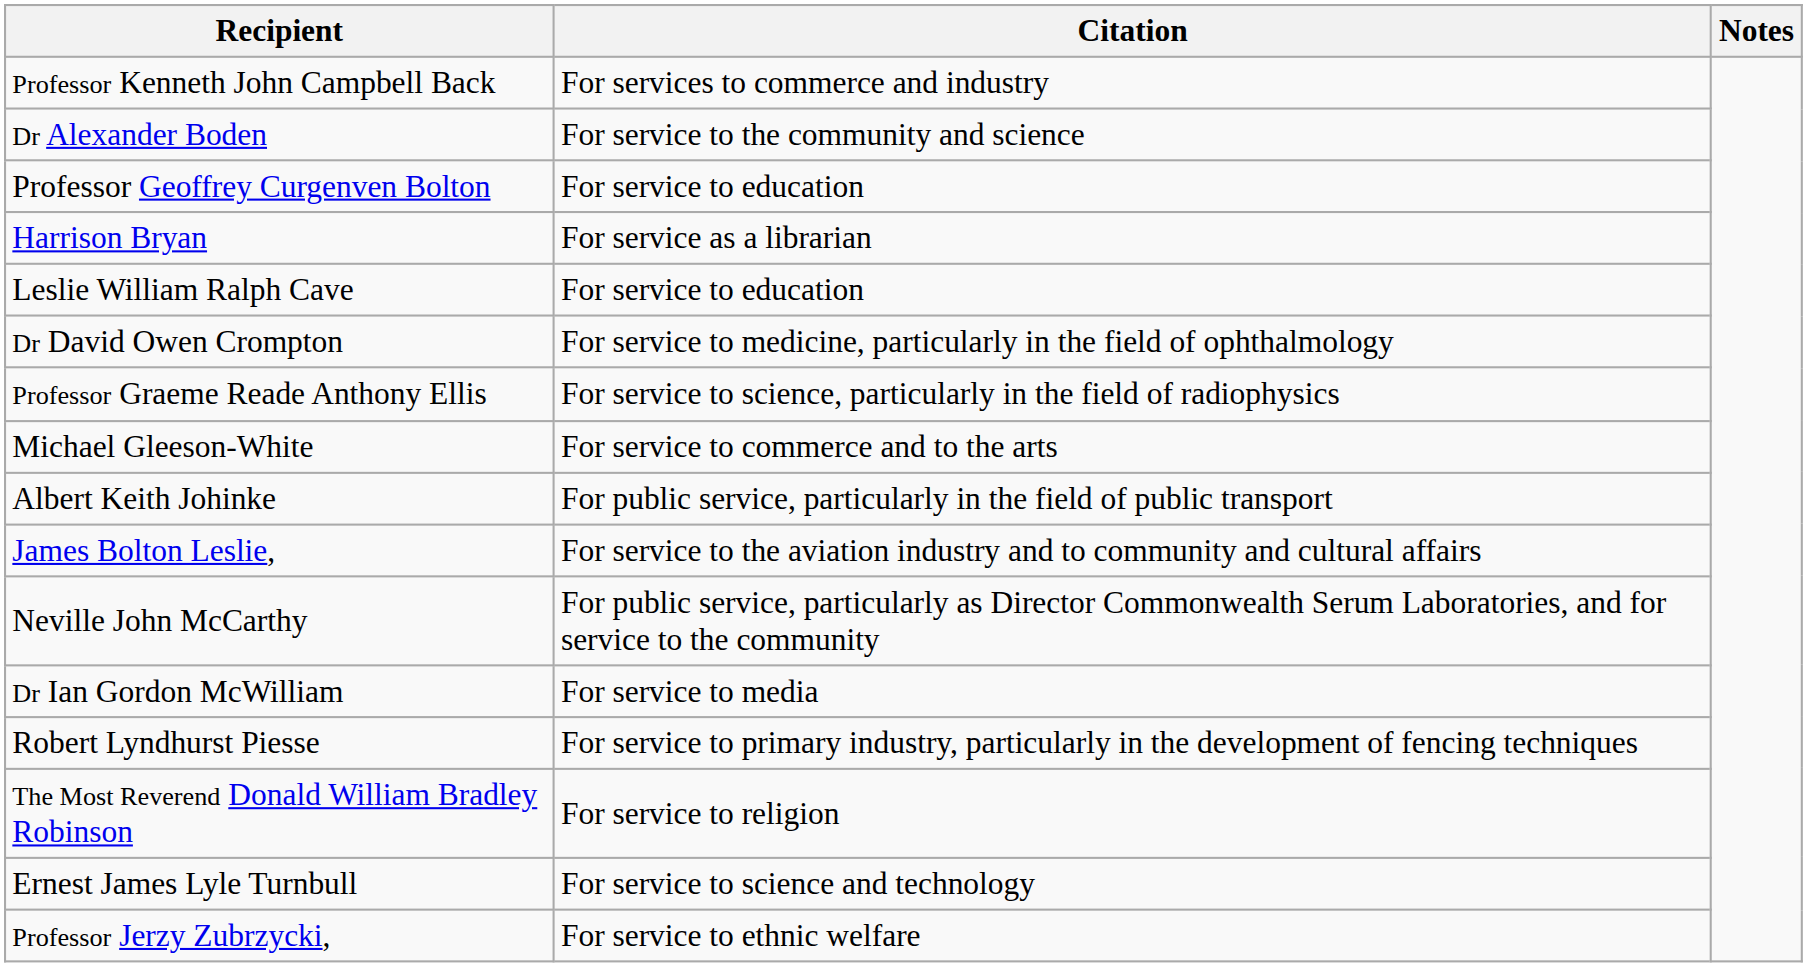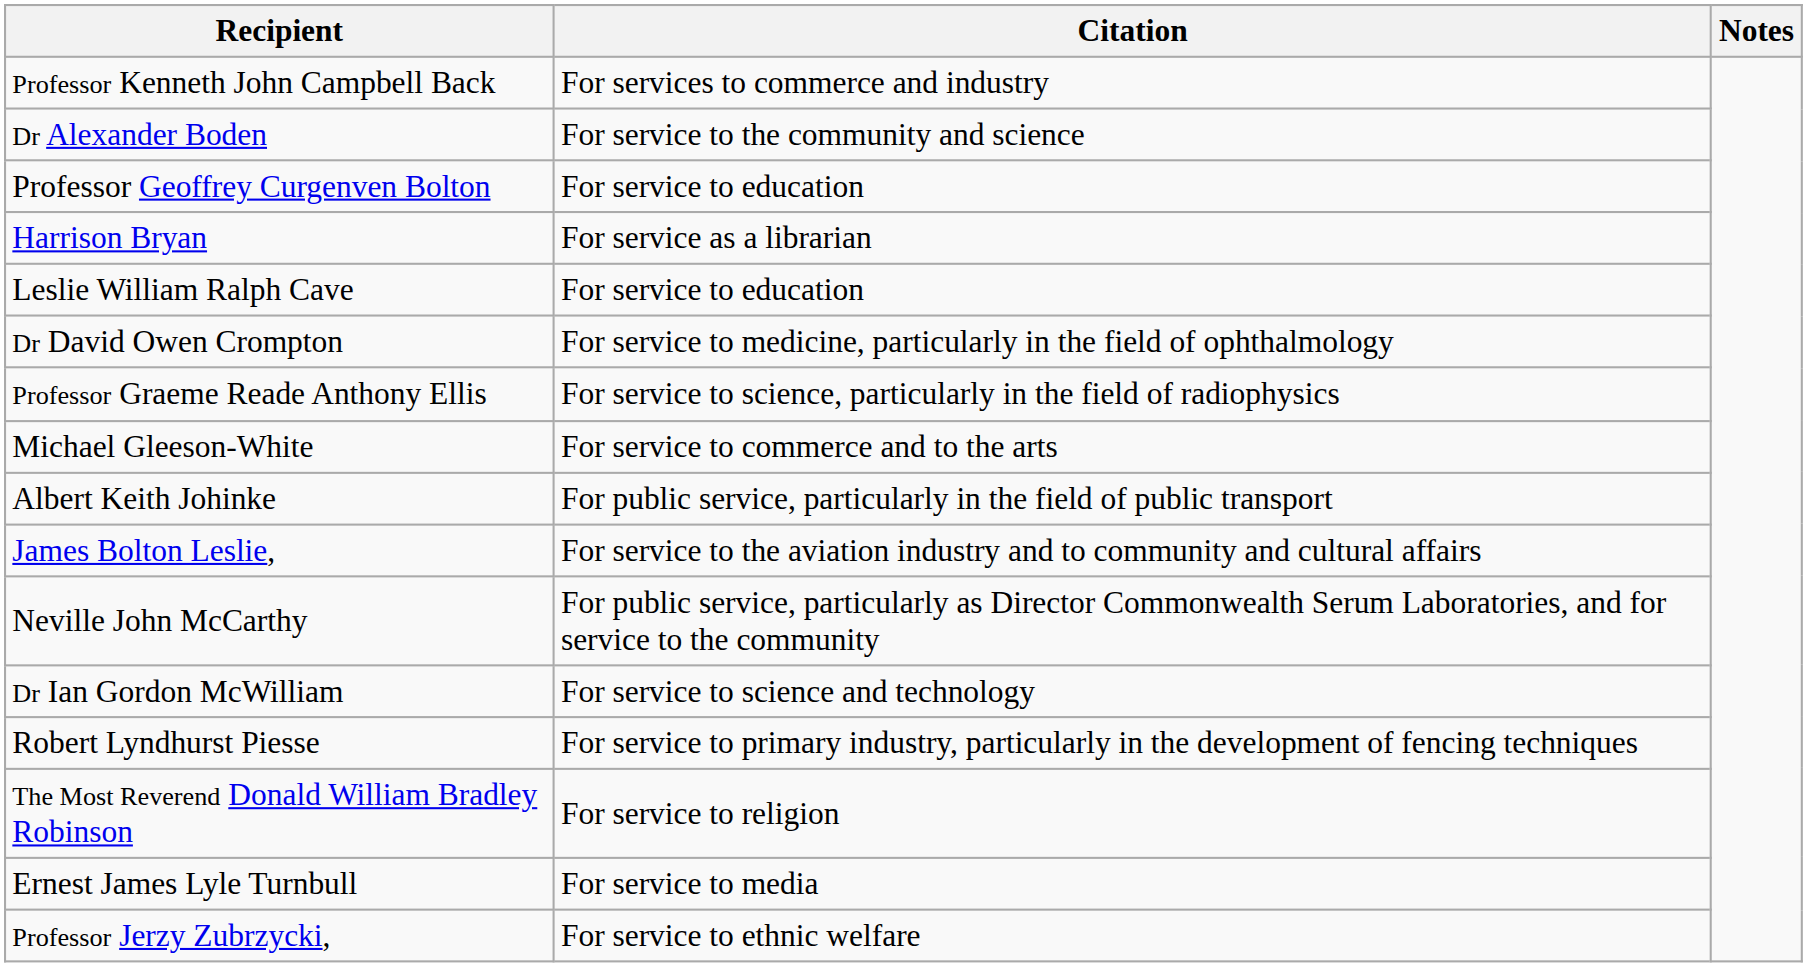(690, 690) For service to media -> (798, 690) For service to science and technology
(798, 883) For service to science and technology -> (690, 883) For service to media
